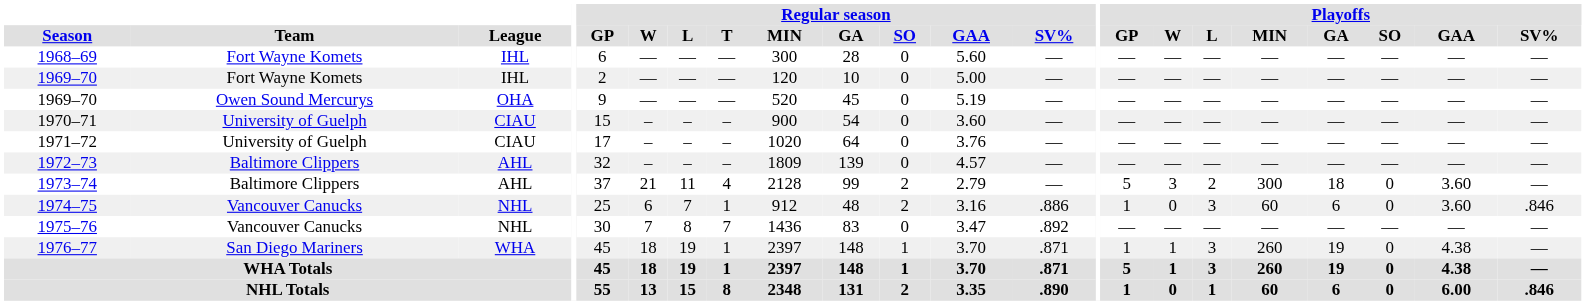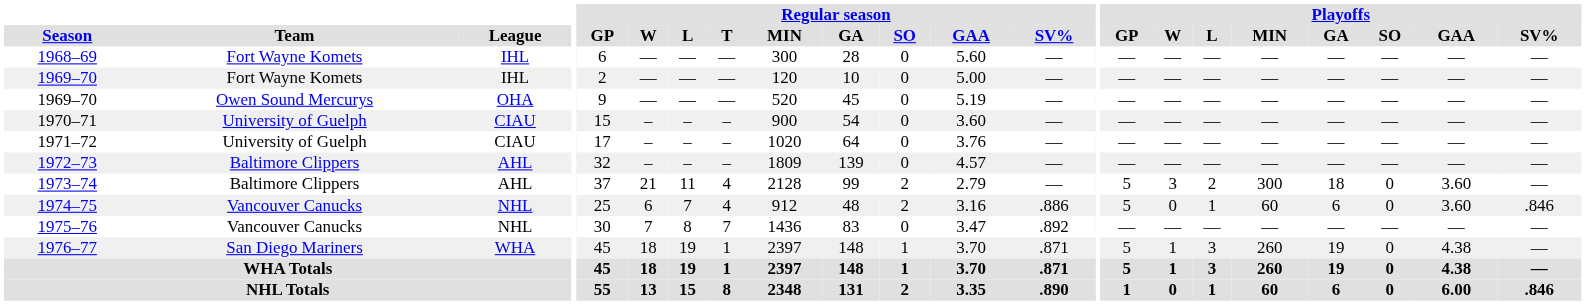(727, 205) 1 -> (727, 205) 4
(1127, 205) 1 -> (1127, 205) 5
(1212, 205) 3 -> (1212, 205) 1
(1127, 247) 1 -> (1127, 247) 5
